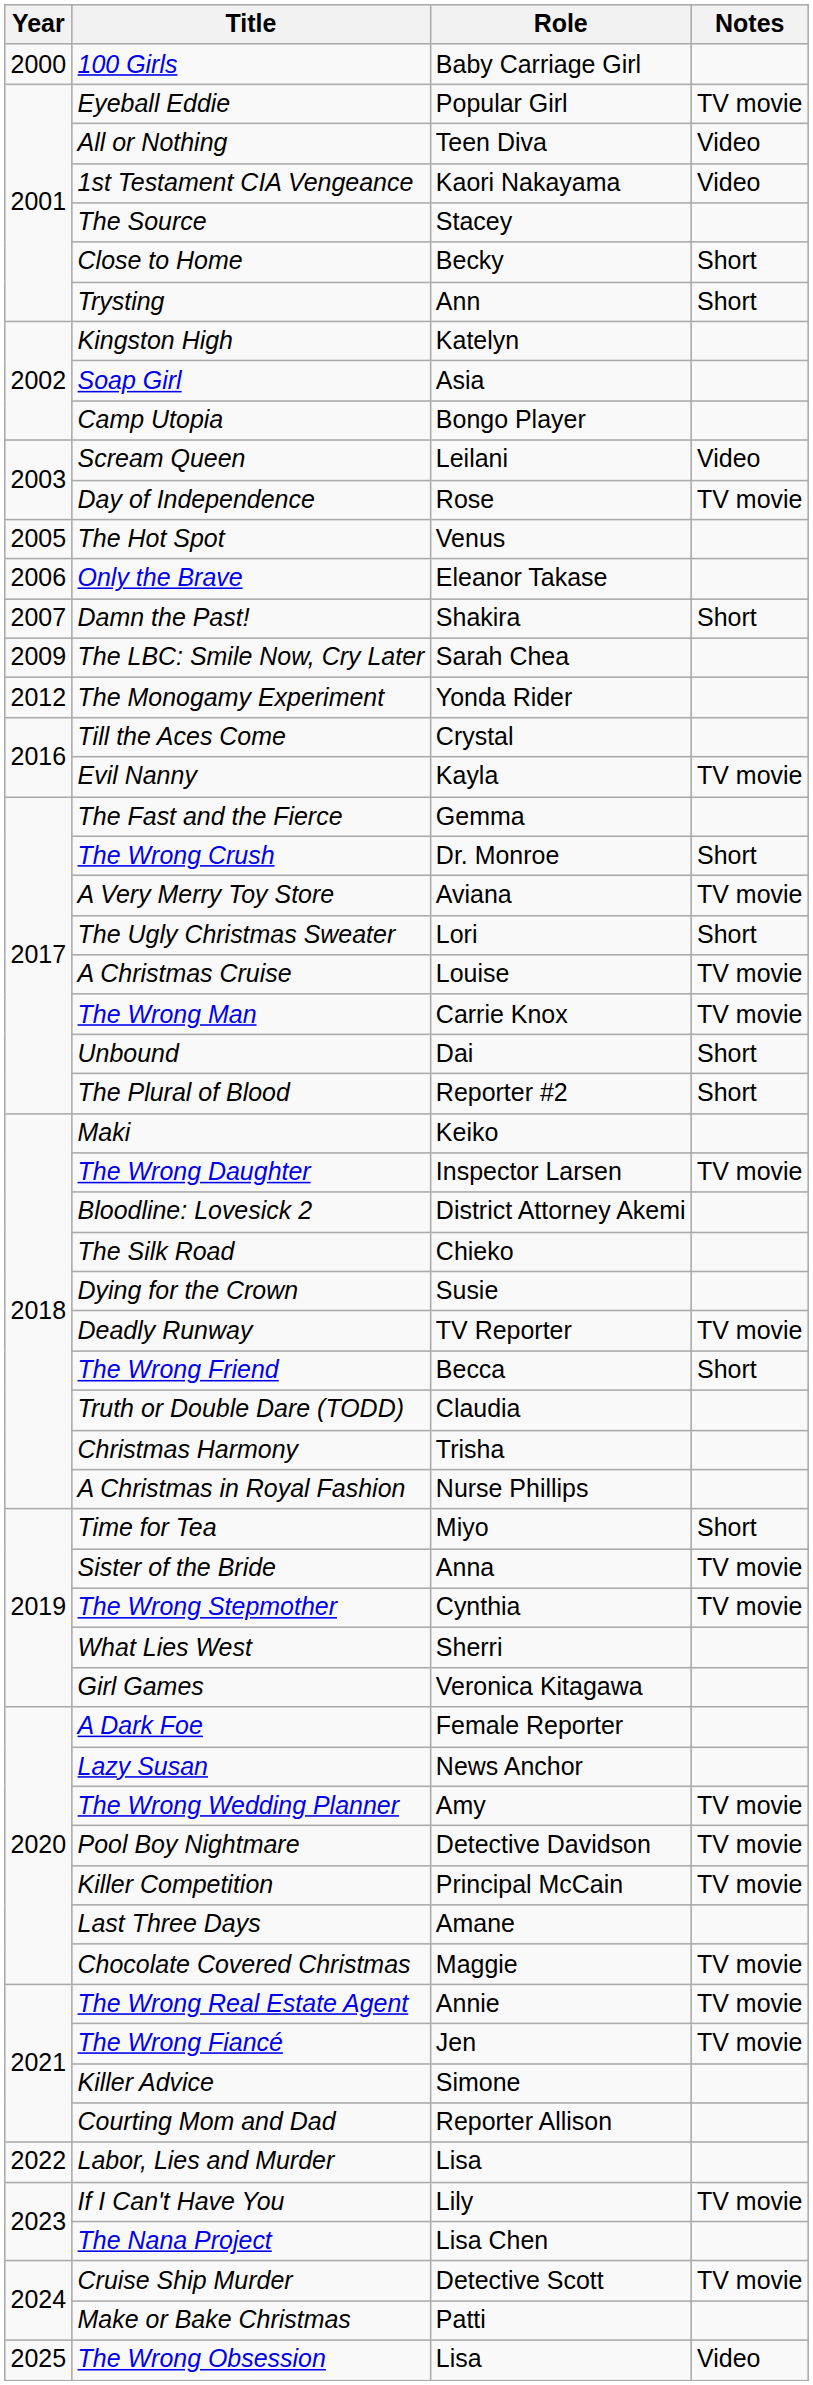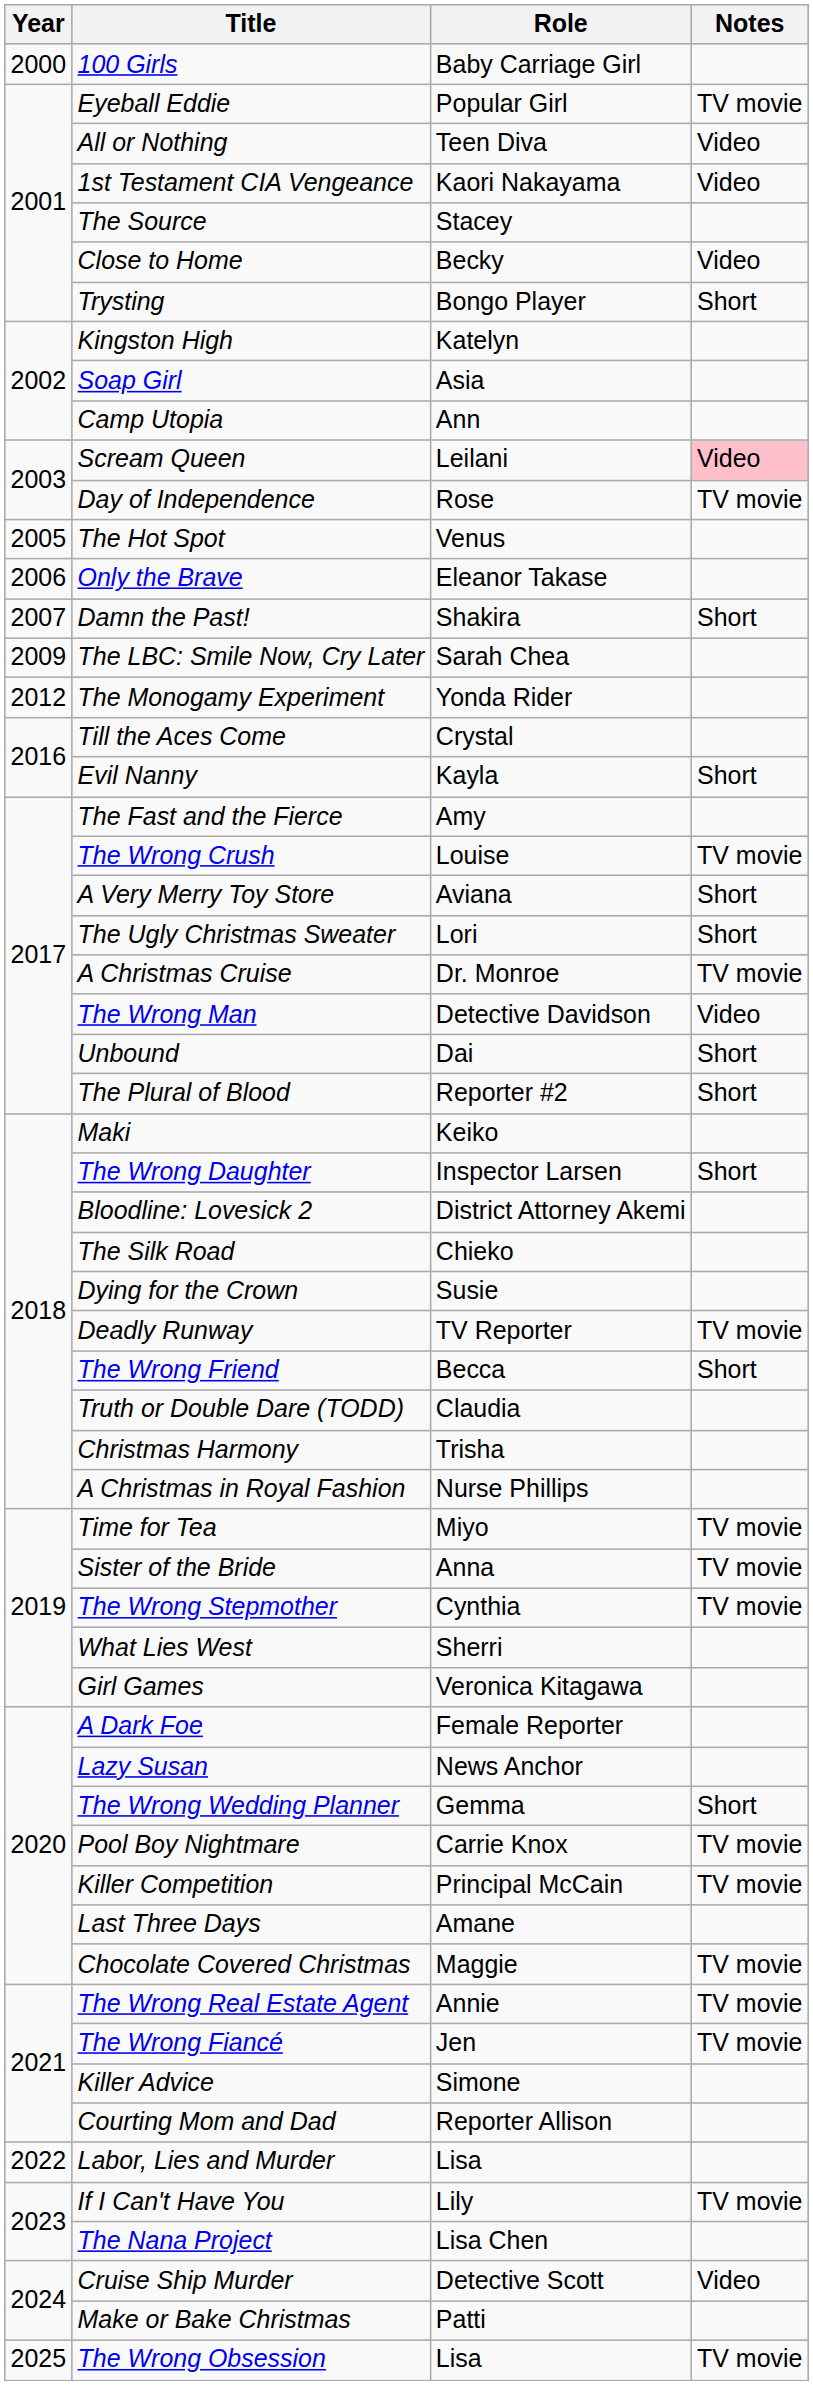(727, 261) Short -> (729, 261) Video
(458, 301) Ann -> (511, 301) Bongo Player
(511, 420) Bongo Player -> (458, 420) Ann
(729, 459) no background -> (729, 459) pink background
(750, 776) TV movie -> (727, 776) Short
(480, 815) Gemma -> (461, 815) Amy
(498, 855) Dr. Monroe -> (473, 855) Louise
(727, 855) Short -> (750, 855) TV movie
(750, 895) TV movie -> (727, 895) Short
(473, 974) Louise -> (498, 974) Dr. Monroe
(502, 1013) Carrie Knox -> (543, 1013) Detective Davidson
(750, 1013) TV movie -> (729, 1013) Video
(750, 1172) TV movie -> (727, 1172) Short
(727, 1528) Short -> (750, 1528) TV movie
(461, 1805) Amy -> (480, 1805) Gemma
(750, 1805) TV movie -> (727, 1805) Short
(543, 1845) Detective Davidson -> (502, 1845) Carrie Knox
(750, 2280) TV movie -> (729, 2280) Video
(729, 2359) Video -> (750, 2359) TV movie
